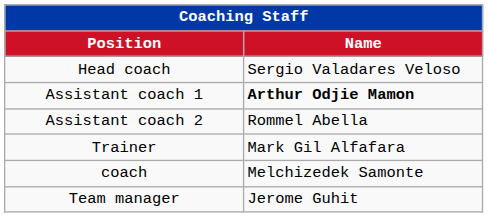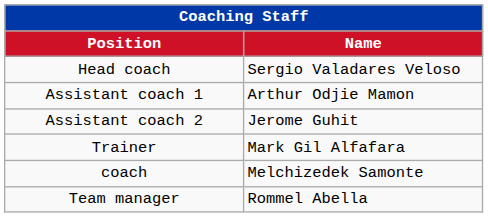(331, 95) bold -> (331, 95) normal
(308, 121) Rommel Abella -> (303, 121) Jerome Guhit
(303, 199) Jerome Guhit -> (308, 199) Rommel Abella
